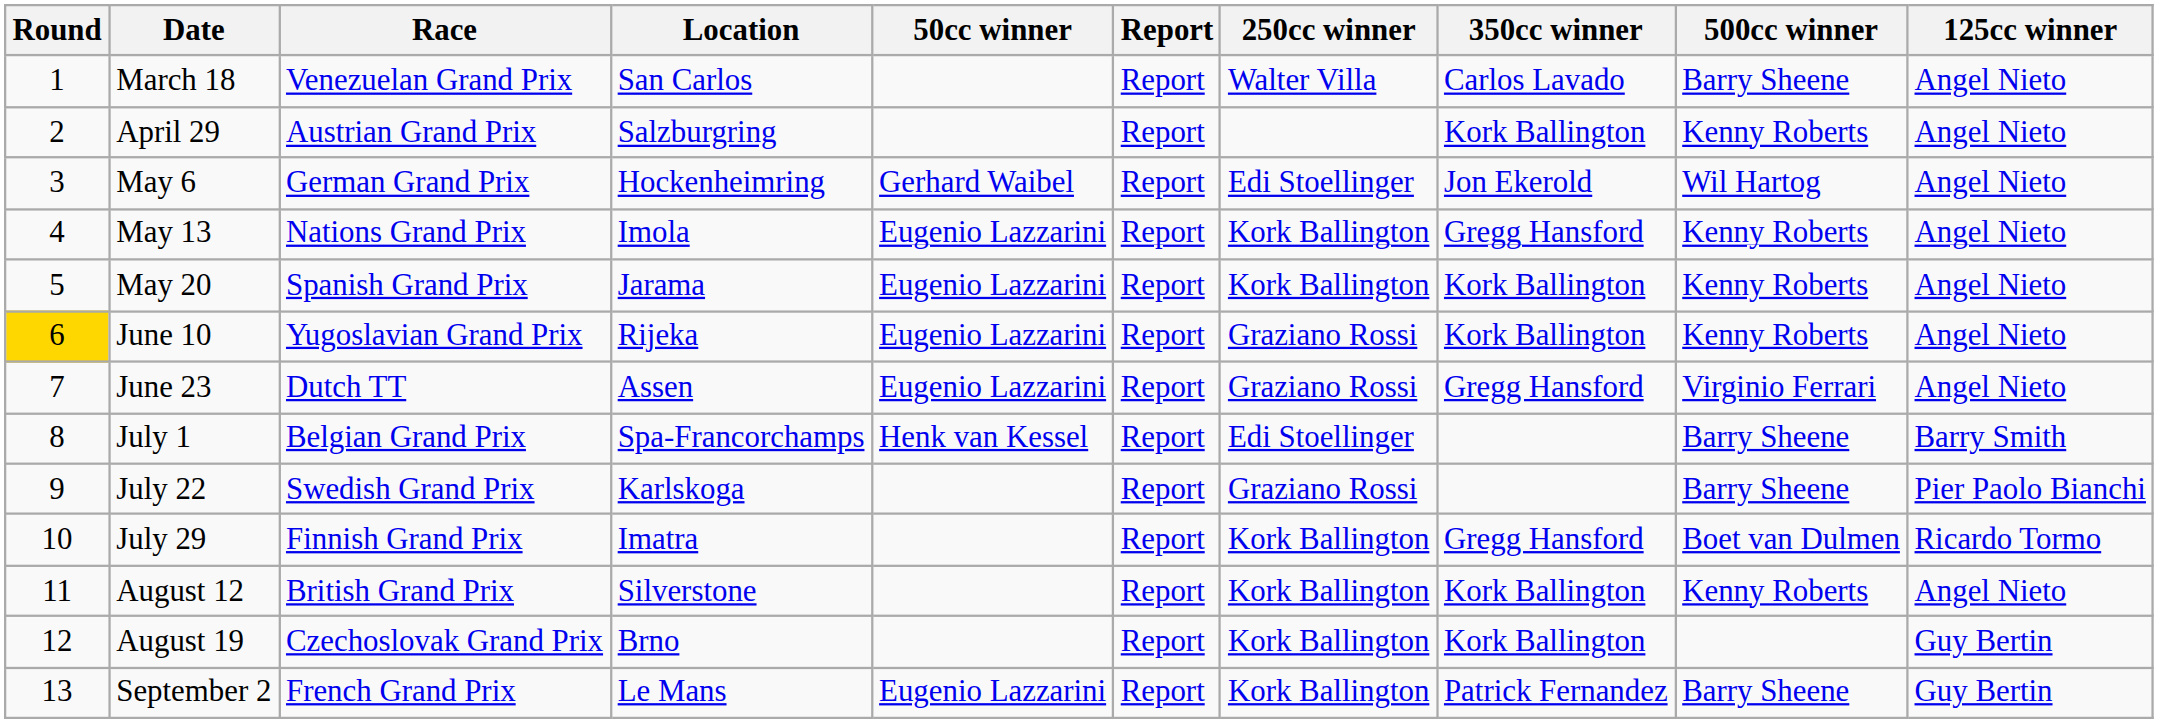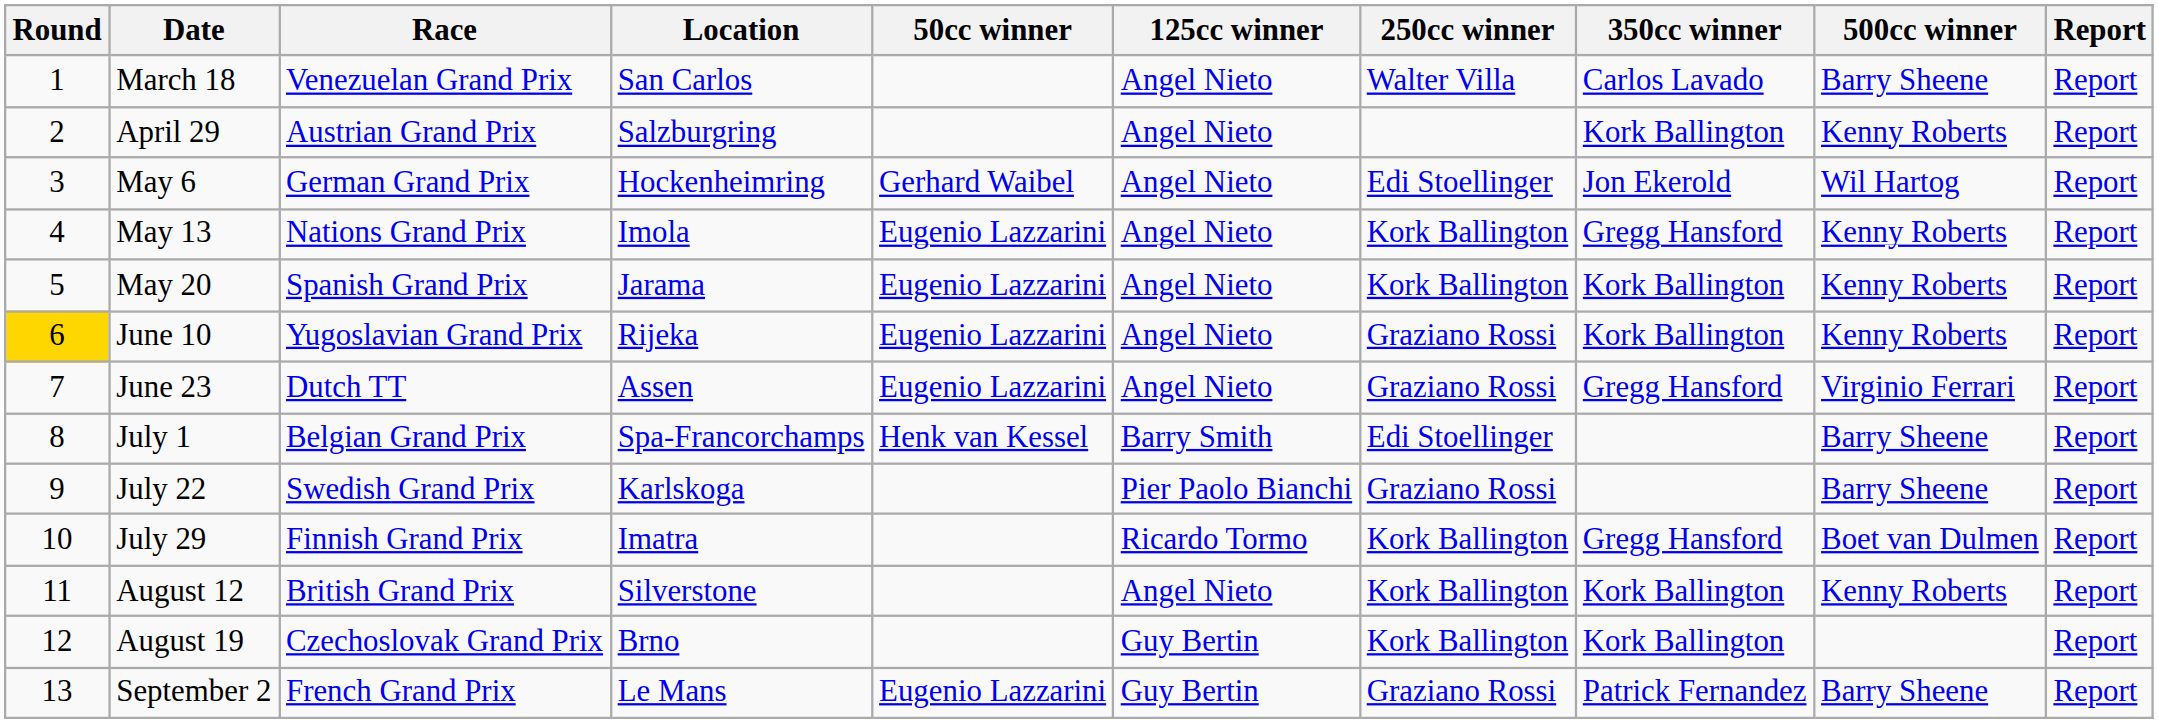columns swapped: (2030, 29) <-> (1167, 29)
(1329, 691) Kork Ballington -> (1461, 691) Graziano Rossi
